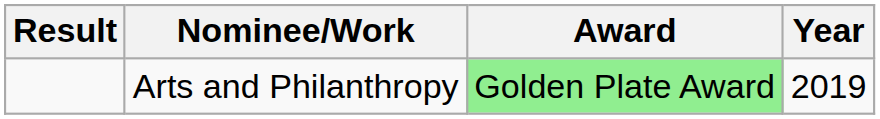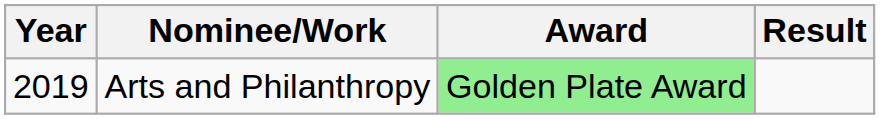columns swapped: (829, 31) <-> (65, 31)
